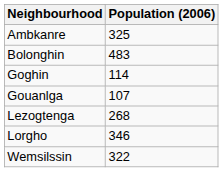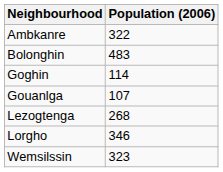(119, 34) 325 -> (119, 34) 322
(119, 156) 322 -> (119, 156) 323
